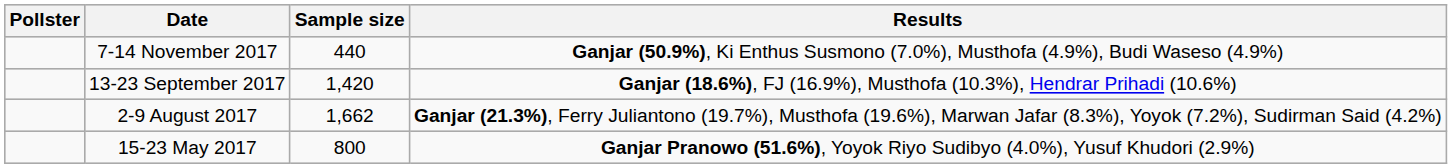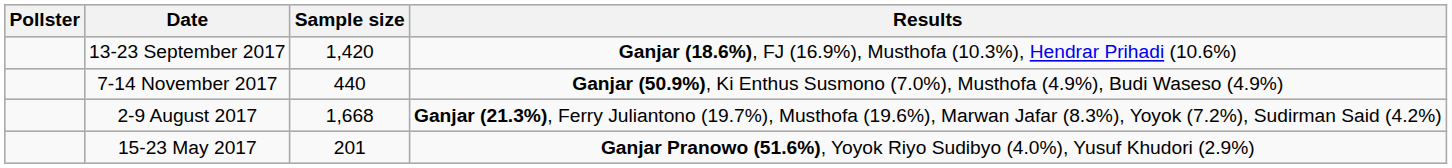rows swapped: (187, 52) <-> (187, 84)
(350, 116) 1,662 -> (350, 116) 1,668
(350, 147) 800 -> (350, 147) 201
